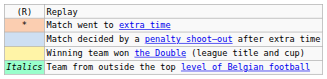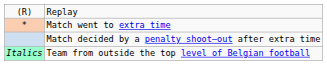- row: (176, 53)
